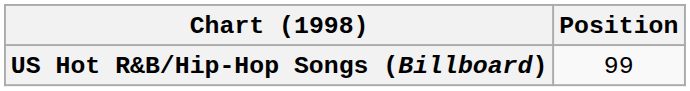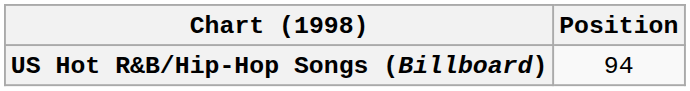(619, 66) 99 -> (619, 66) 94
